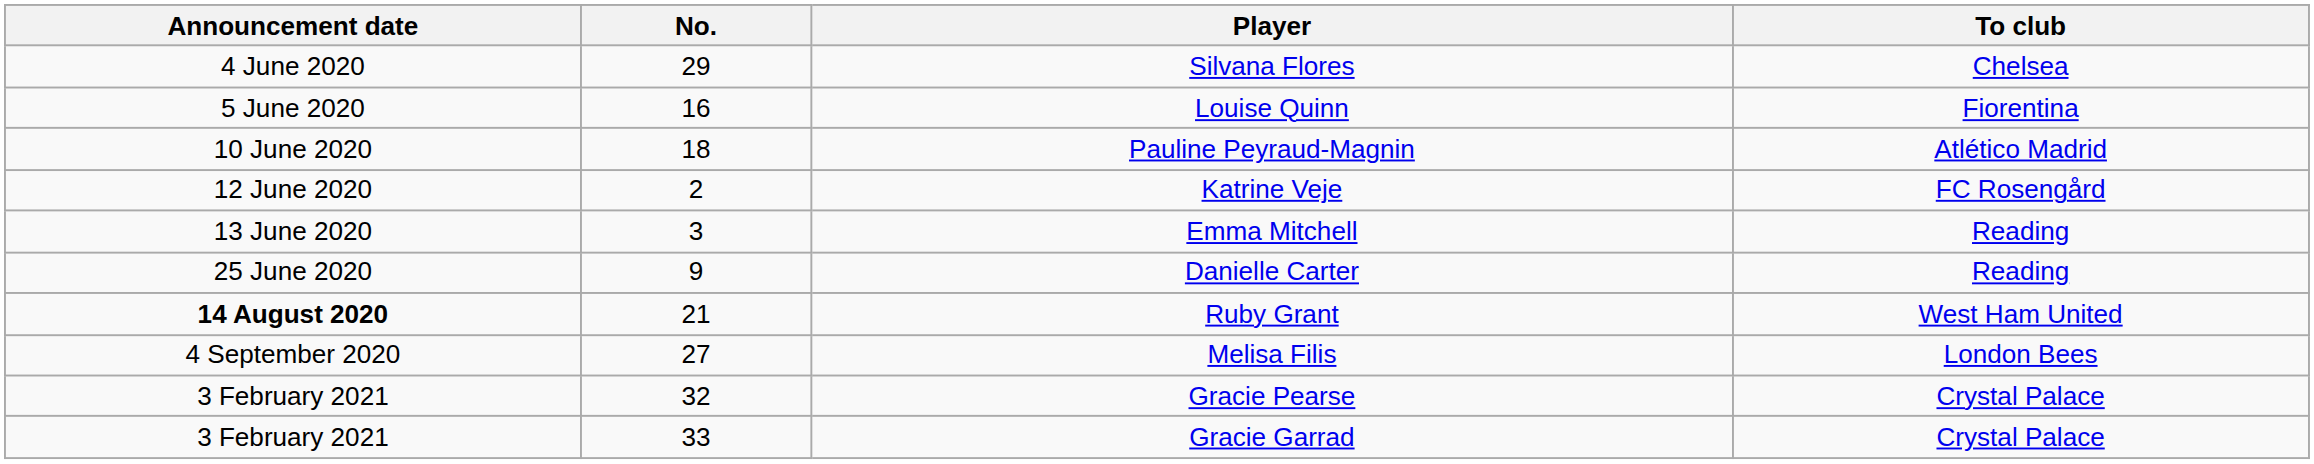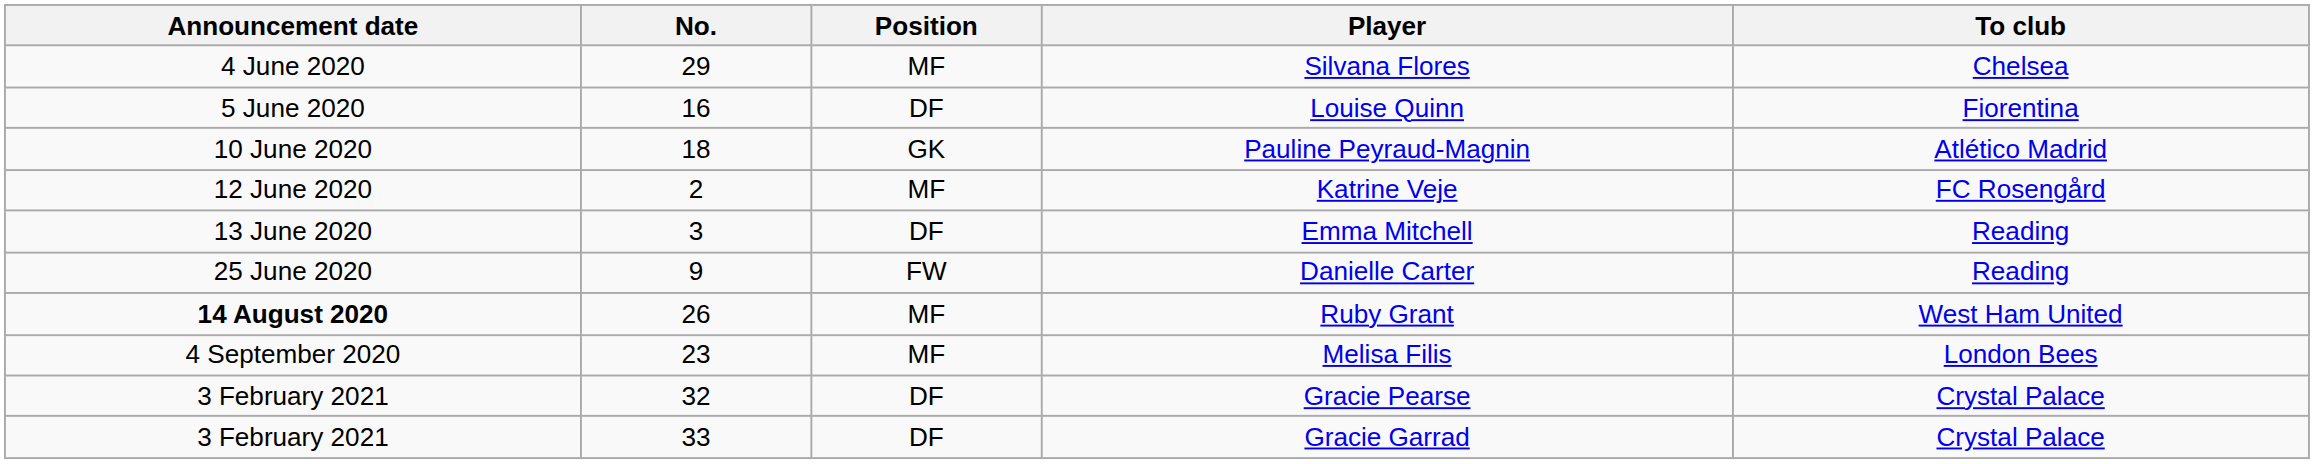+ column: (926, 25)
(696, 313) 21 -> (696, 313) 26
(696, 354) 27 -> (696, 354) 23
